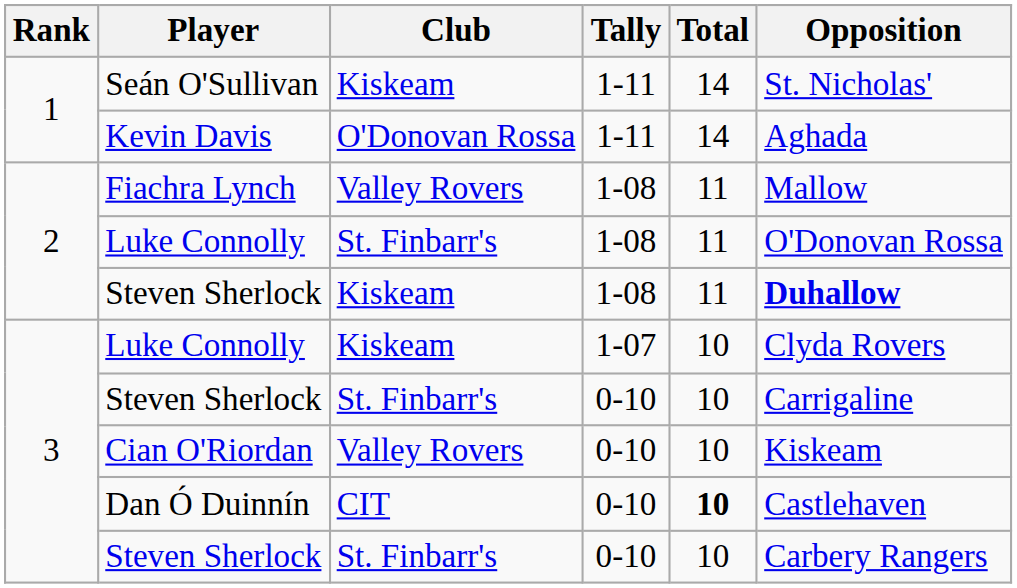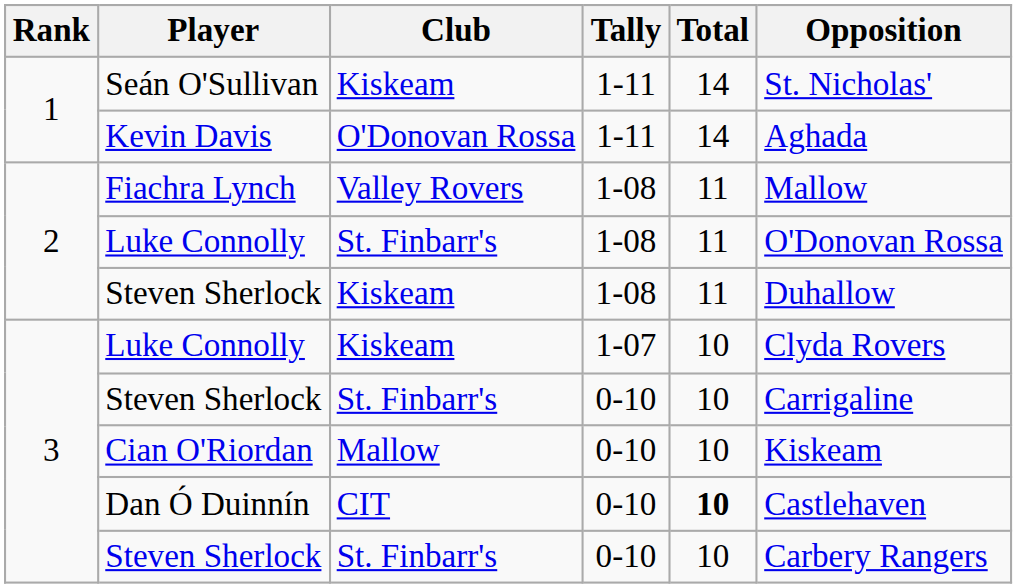(832, 293) bold -> (830, 293) normal
(430, 450) Valley Rovers -> (388, 450) Mallow
